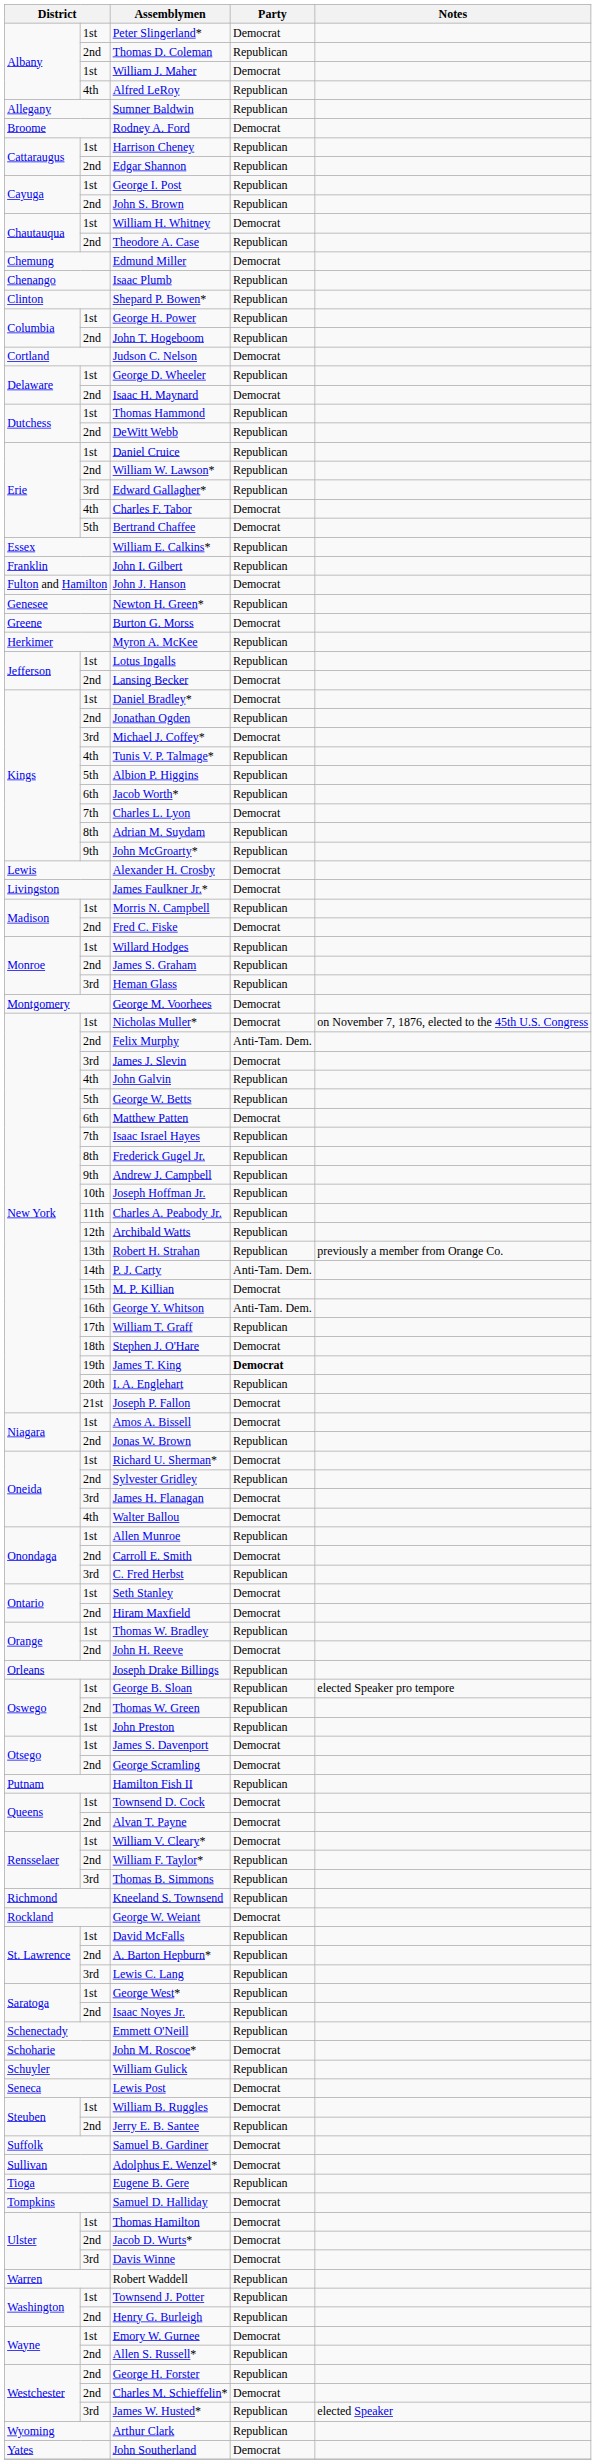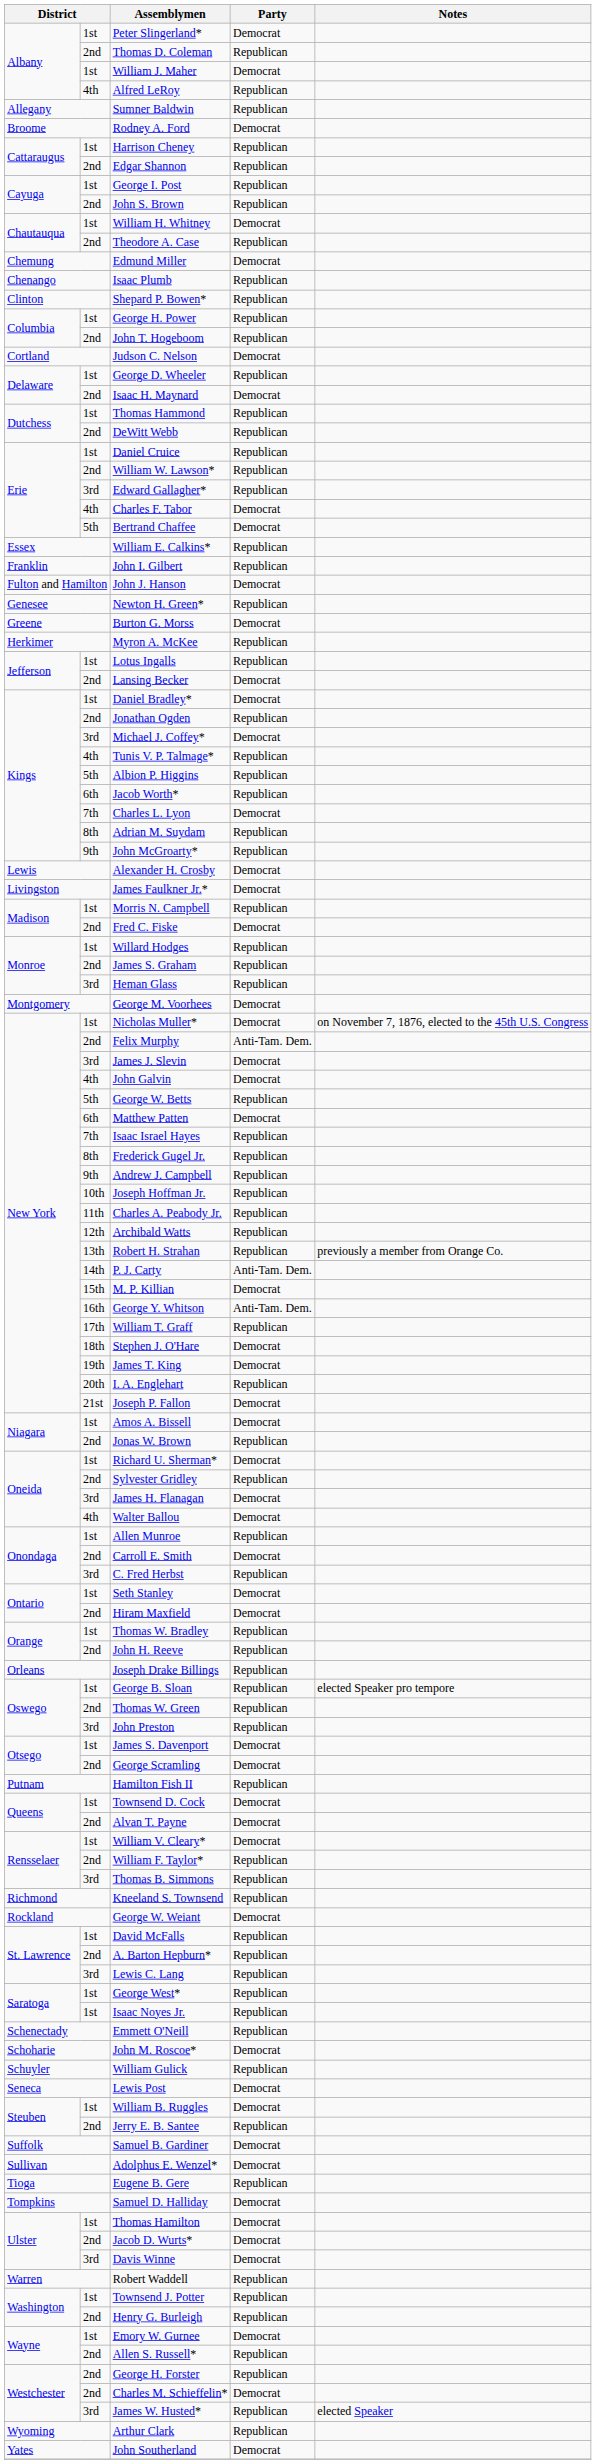(260, 1079) Republican -> (257, 1079) Democrat
(258, 1365) bold -> (257, 1365) normal
(257, 1650) Democrat -> (260, 1650) Republican
(90, 1726) 1st -> (91, 1726) 3rd
(92, 2012) 2nd -> (90, 2012) 1st
